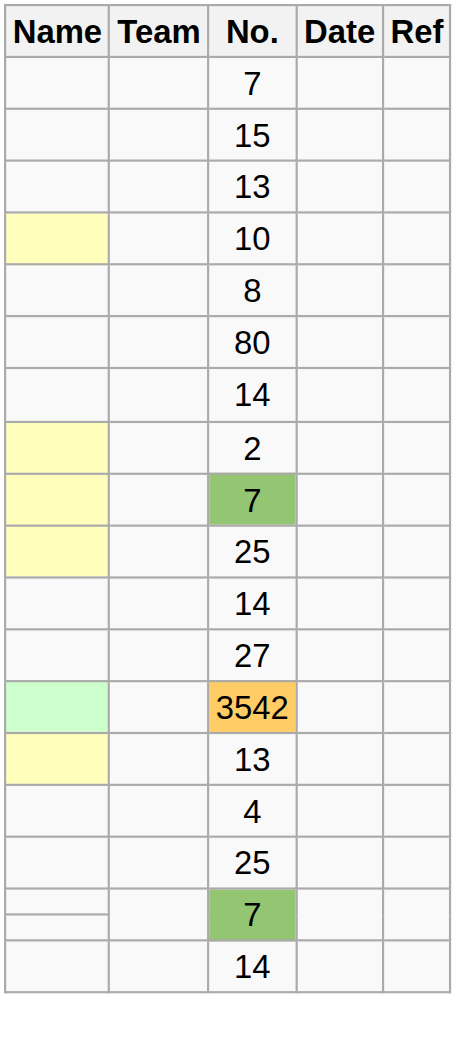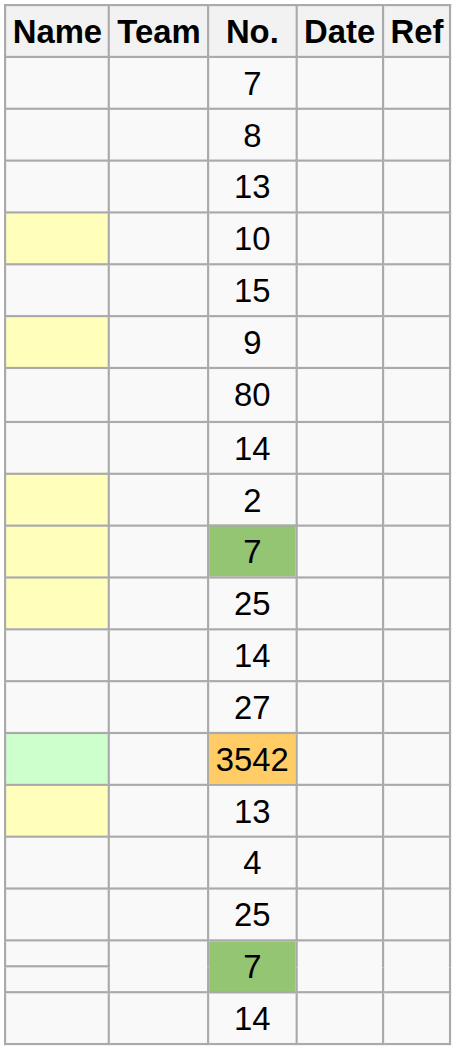rows swapped: (57, 291) <-> (57, 135)
+ row: (57, 343)
